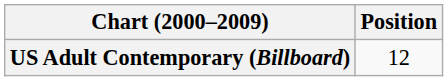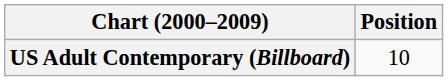(399, 57) 12 -> (399, 57) 10
